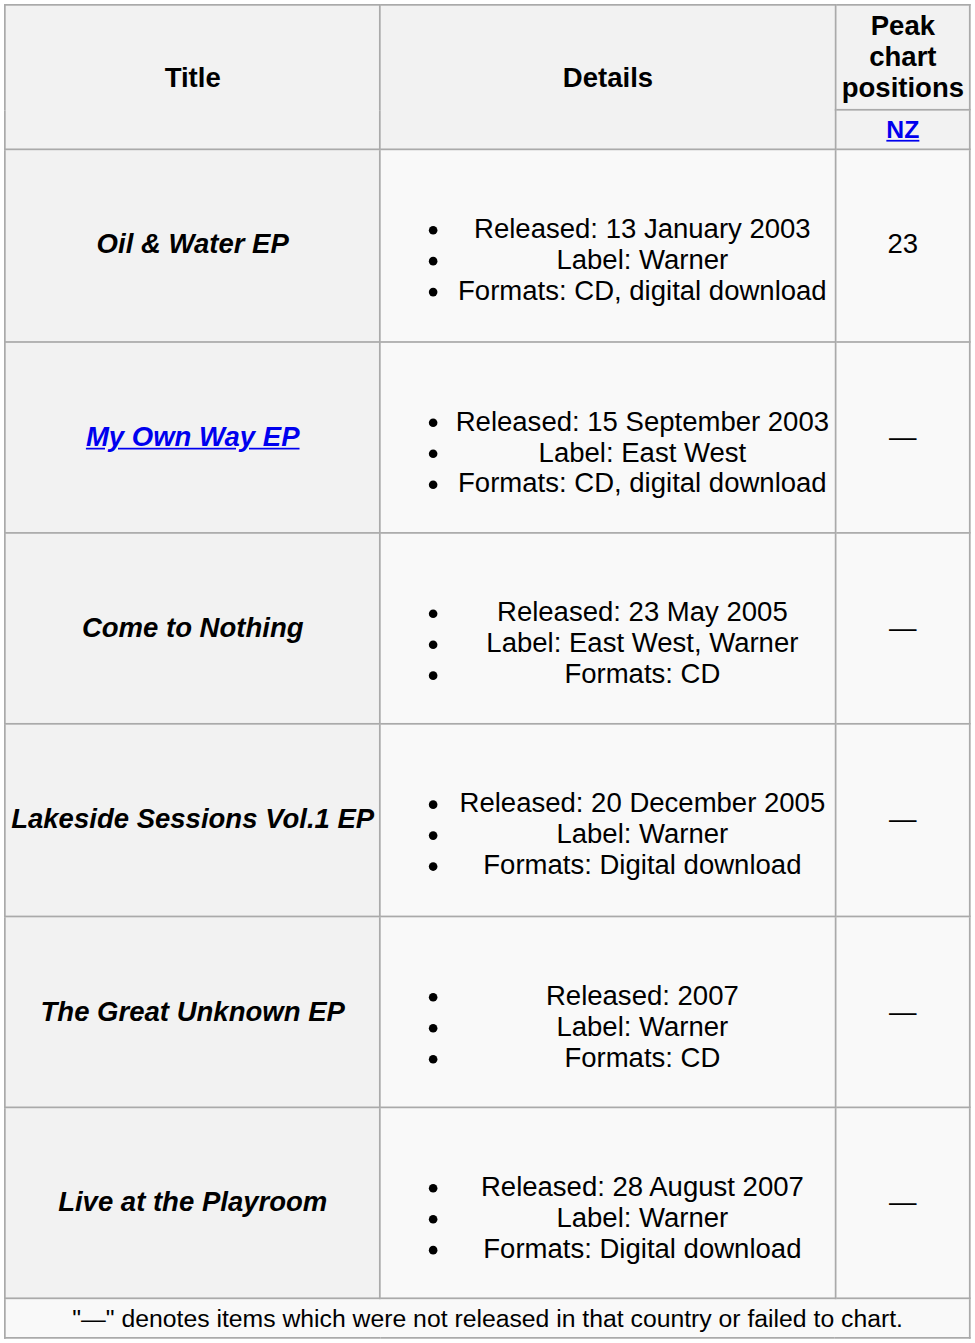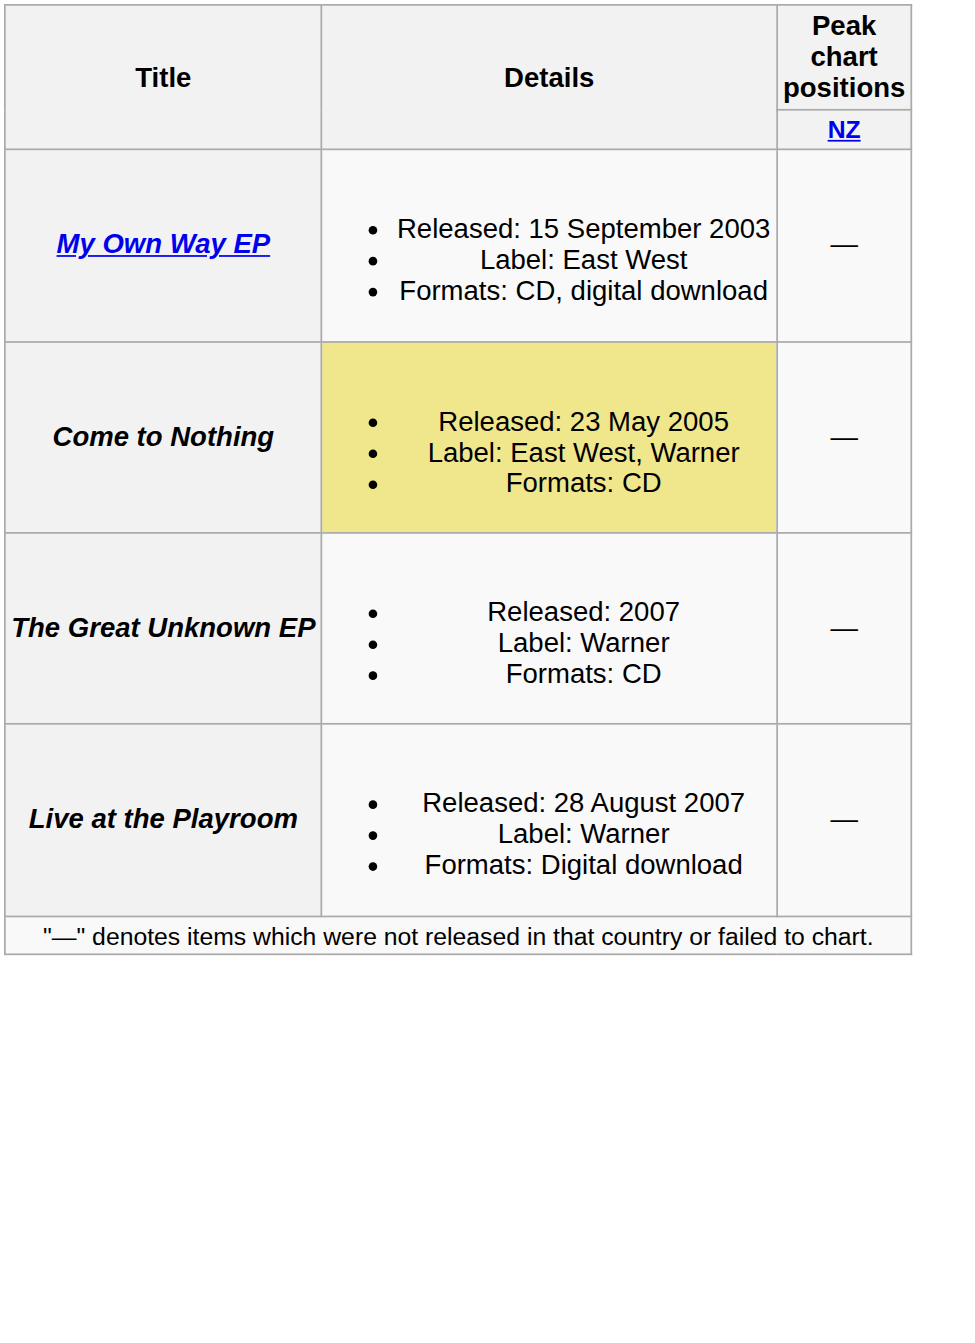- row: (193, 244)
(608, 644) no background -> (549, 452) khaki background
- row: (193, 819)
